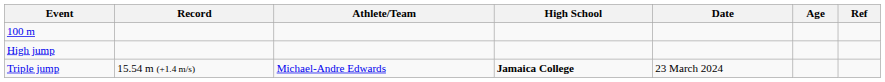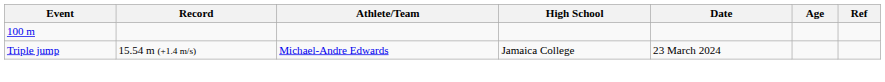- row: (31, 50)
(535, 68) bold -> (538, 50) normal
